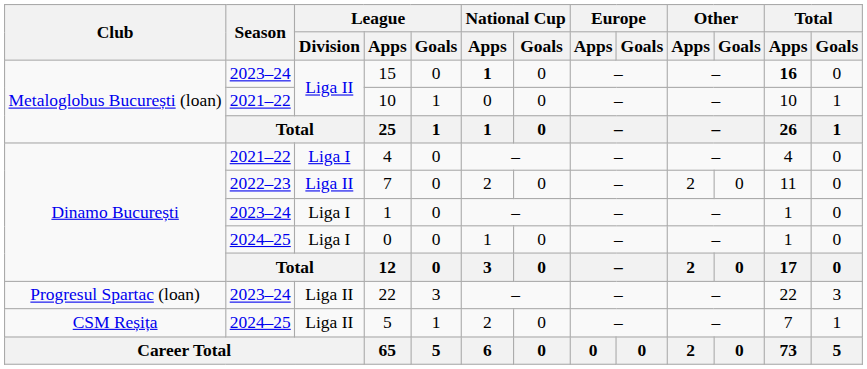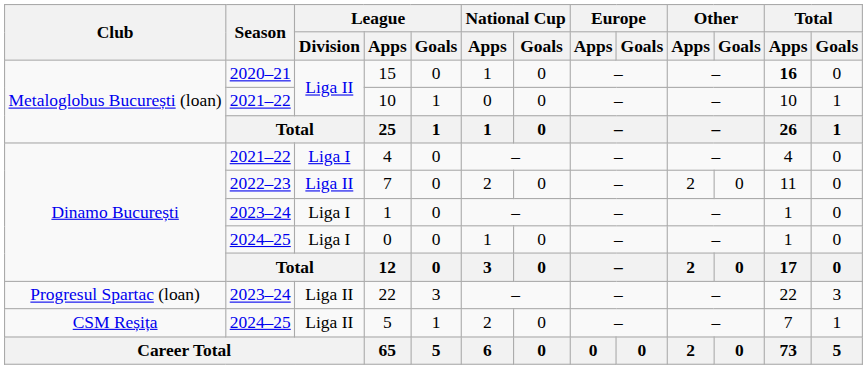(260, 73) 2023–24 -> (260, 73) 2020–21
(487, 73) bold -> (487, 73) normal
